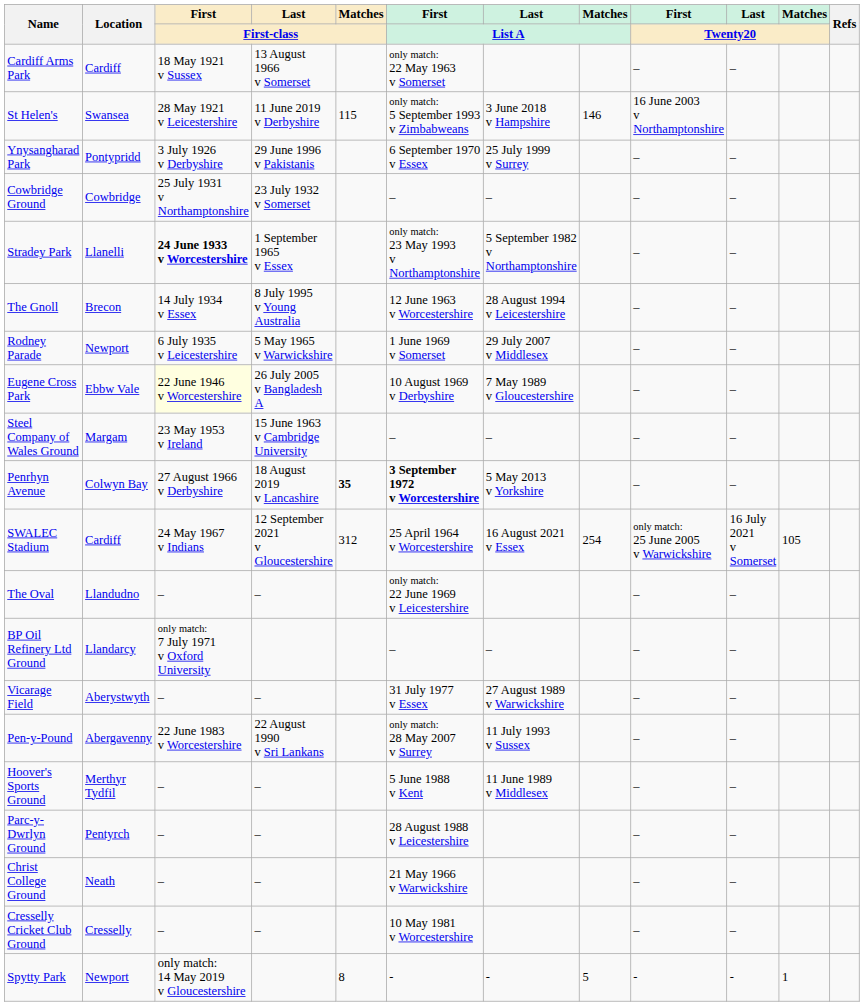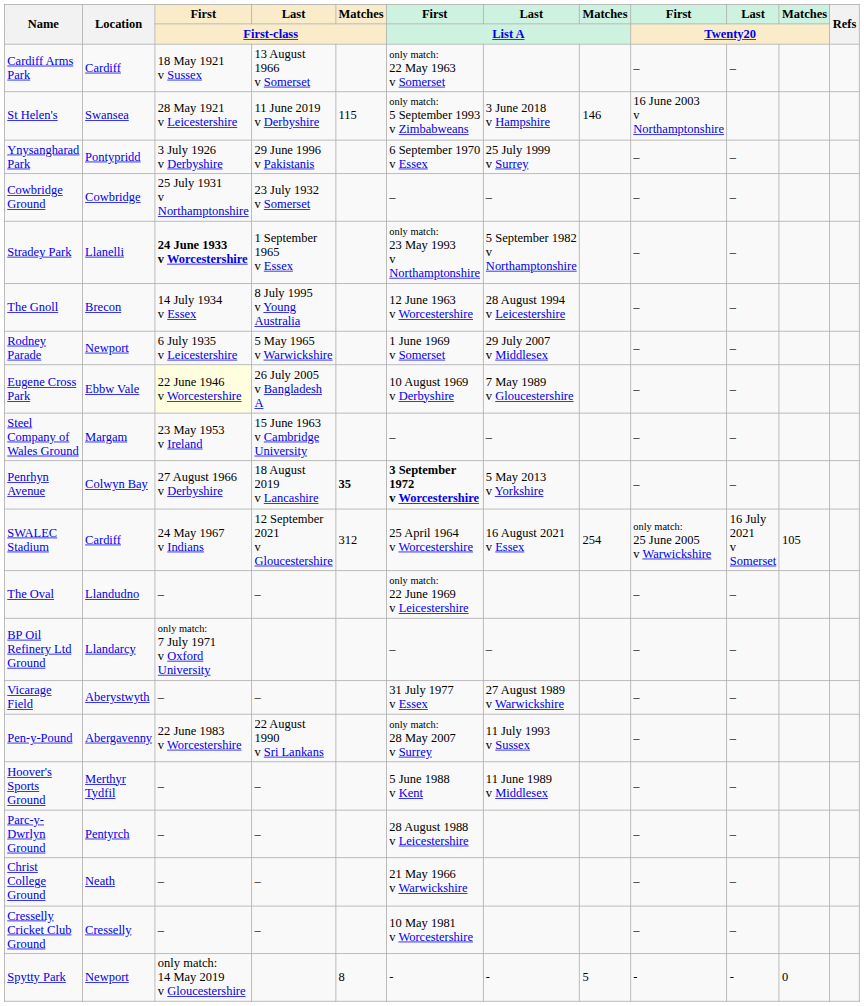(785, 977) 1 -> (785, 977) 0
